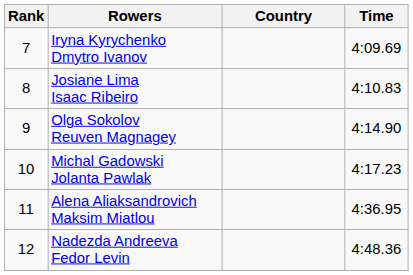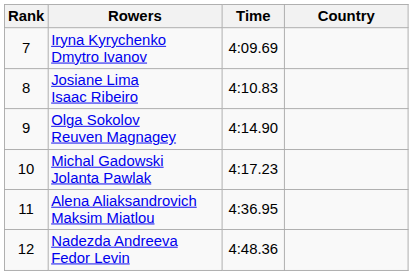columns swapped: (284, 16) <-> (376, 16)
